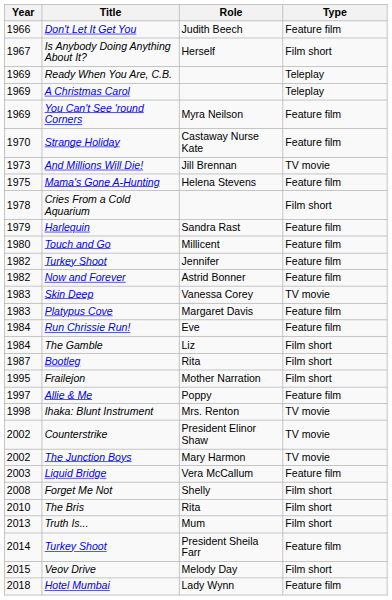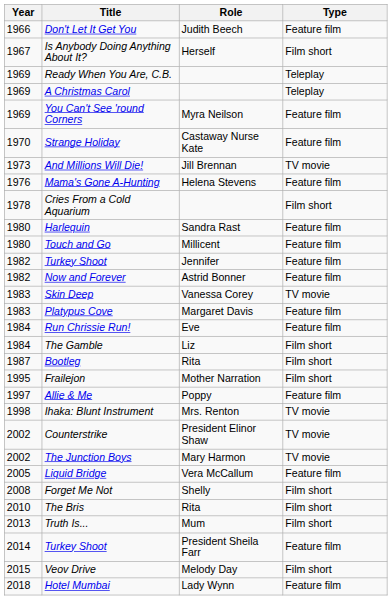(19, 182) 1975 -> (19, 182) 1976
(19, 227) 1979 -> (19, 227) 1980
(19, 474) 2003 -> (19, 474) 2005
